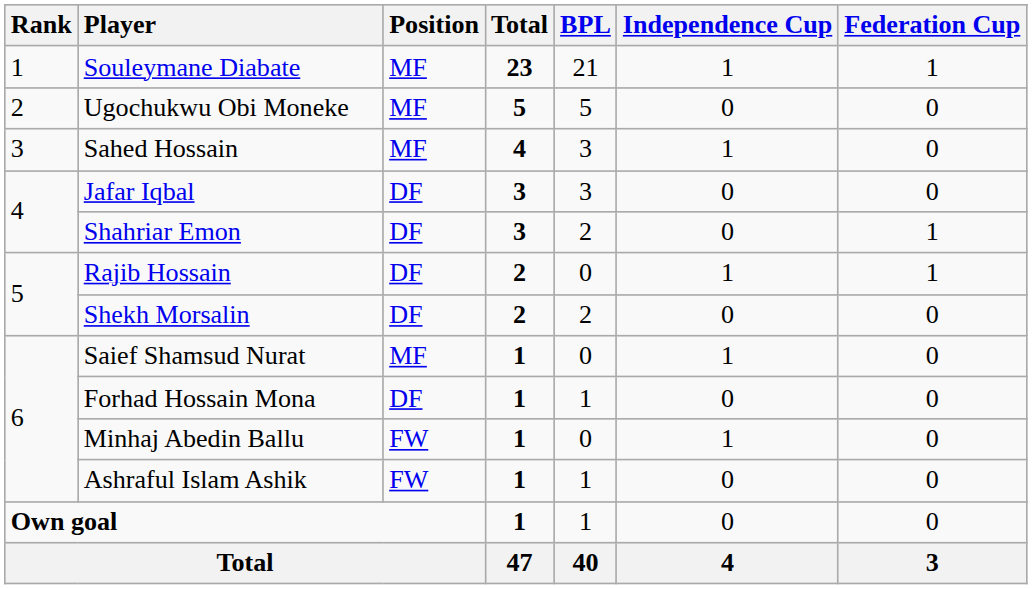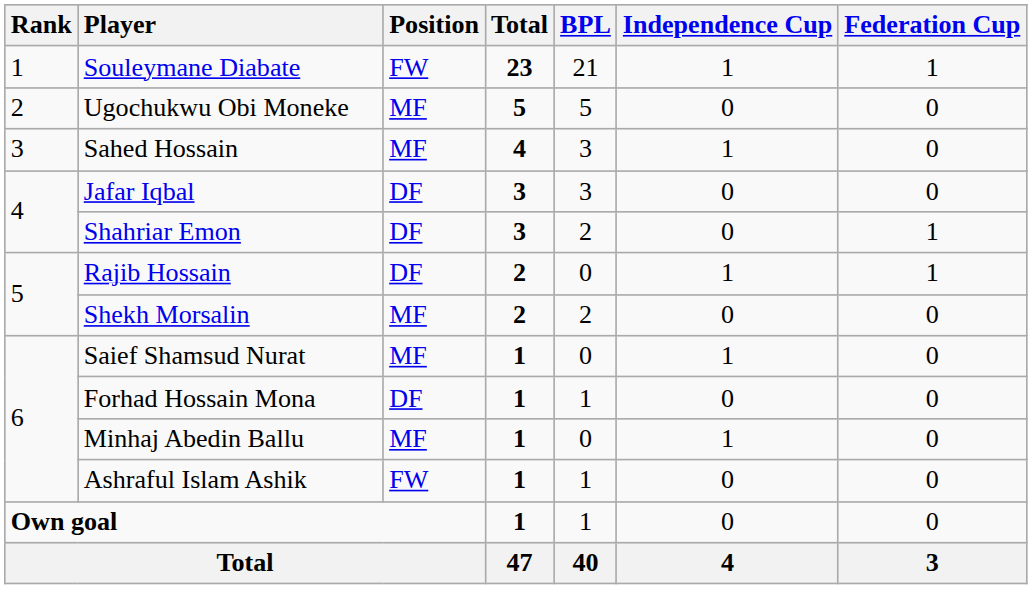(408, 66) MF -> (409, 66) FW
(406, 314) DF -> (408, 314) MF
(409, 438) FW -> (408, 438) MF
